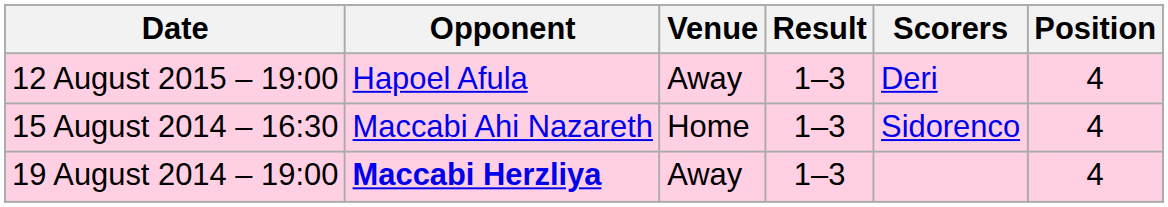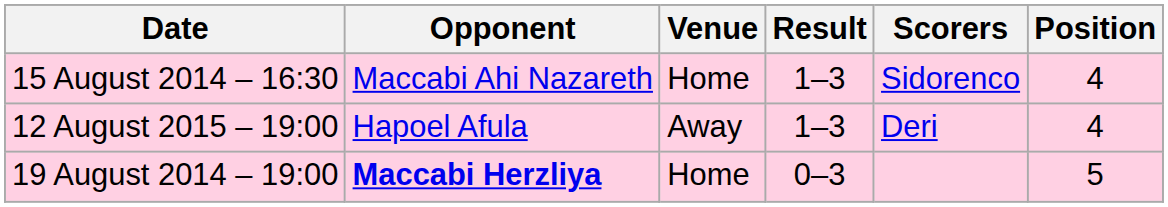rows swapped: (175, 77) <-> (175, 126)
(705, 175) Away -> (708, 175) Home
(820, 175) 1–3 -> (820, 175) 0–3
(1095, 175) 4 -> (1095, 175) 5
